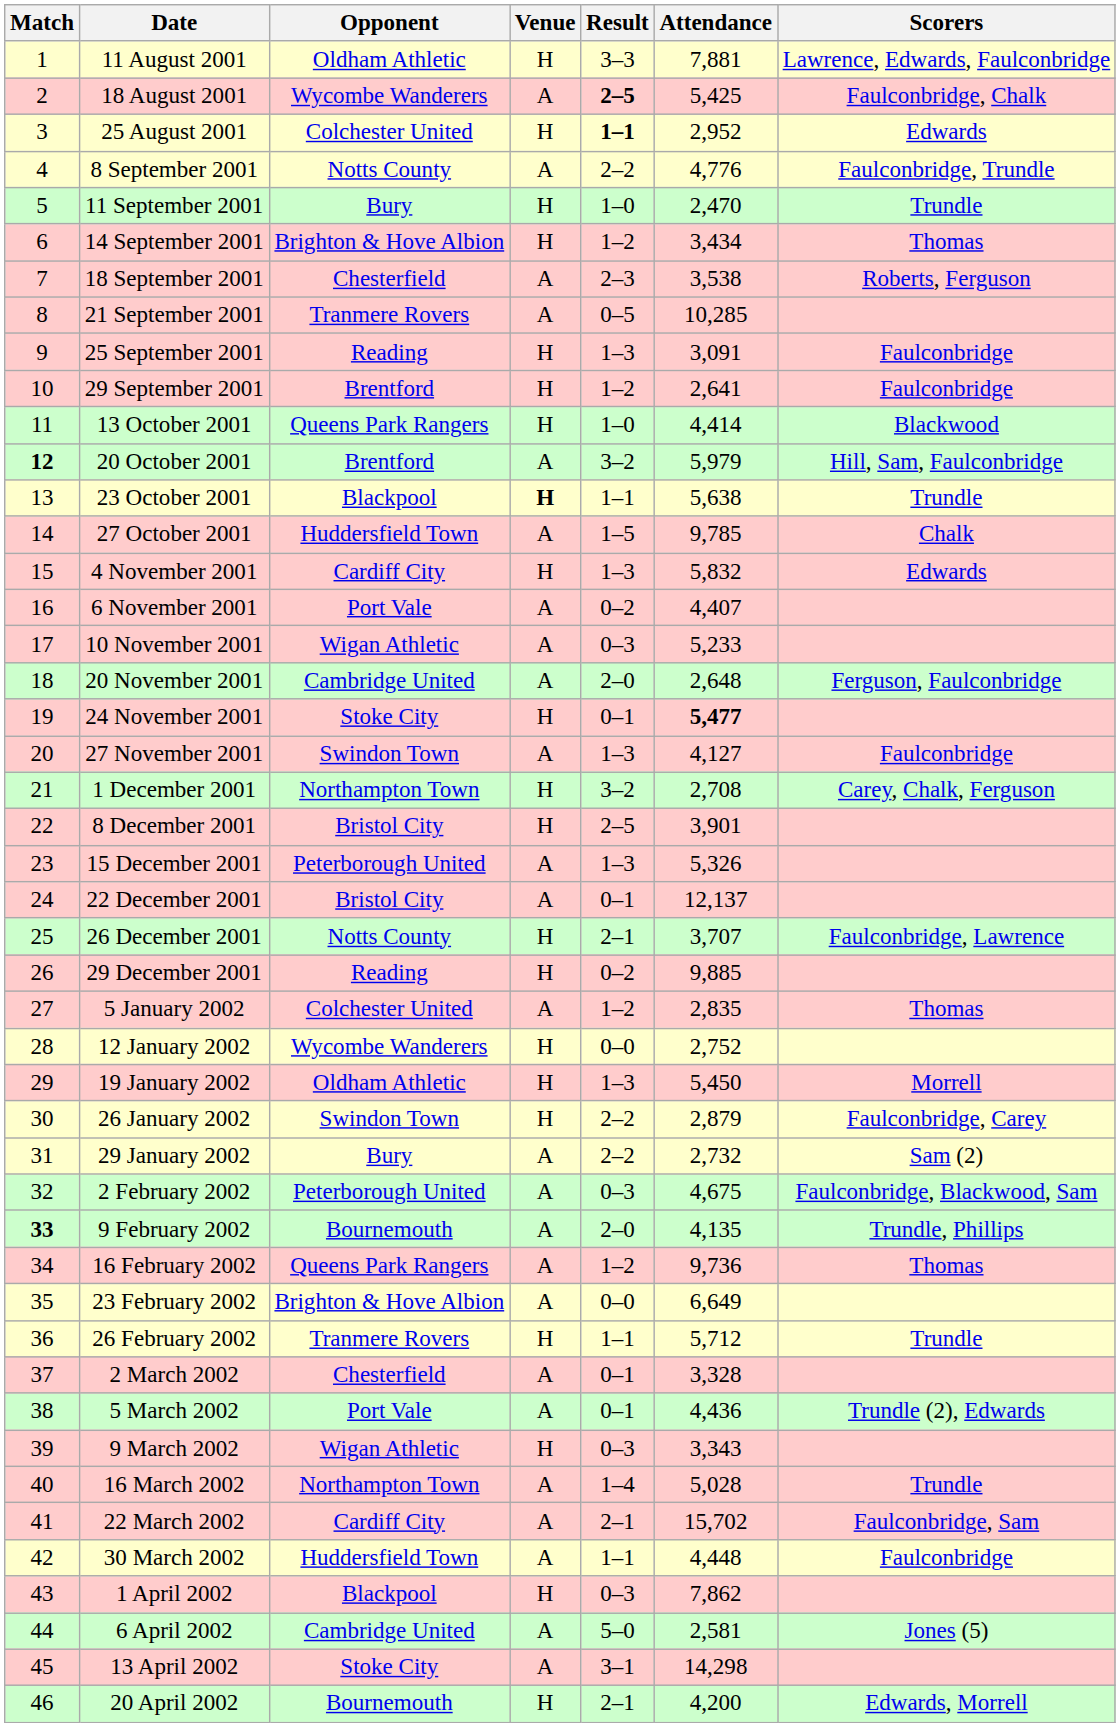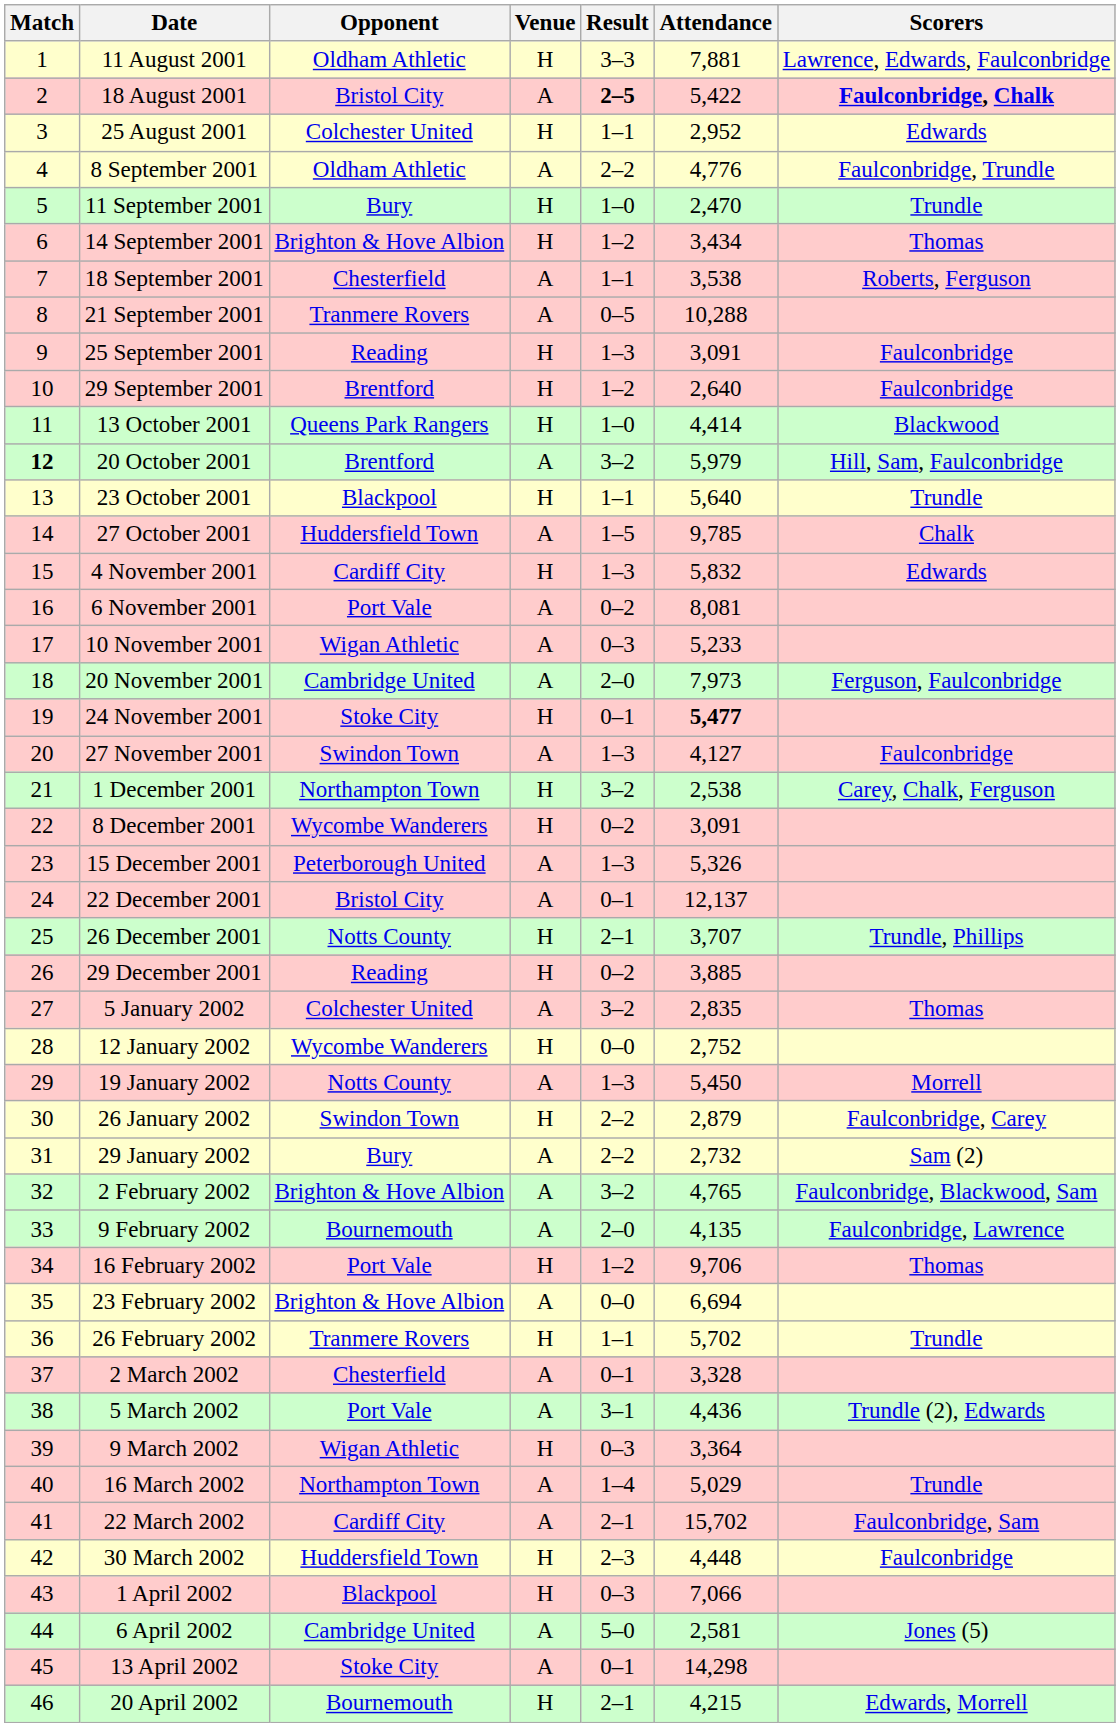(389, 95) Wycombe Wanderers -> (389, 95) Bristol City
(716, 95) 5,425 -> (716, 95) 5,422
(946, 95) normal -> (946, 95) bold
(617, 132) bold -> (617, 132) normal
(389, 168) Notts County -> (389, 168) Oldham Athletic
(617, 278) 2–3 -> (617, 278) 1–1
(716, 315) 10,285 -> (716, 315) 10,288
(716, 388) 2,641 -> (716, 388) 2,640
(545, 497) bold -> (545, 497) normal
(716, 497) 5,638 -> (716, 497) 5,640
(716, 607) 4,407 -> (716, 607) 8,081
(716, 680) 2,648 -> (716, 680) 7,973
(716, 790) 2,708 -> (716, 790) 2,538
(389, 826) Bristol City -> (389, 826) Wycombe Wanderers
(617, 826) 2–5 -> (617, 826) 0–2
(716, 826) 3,901 -> (716, 826) 3,091
(946, 936) Faulconbridge, Lawrence -> (946, 936) Trundle, Phillips
(716, 972) 9,885 -> (716, 972) 3,885
(617, 1009) 1–2 -> (617, 1009) 3–2
(389, 1082) Oldham Athletic -> (389, 1082) Notts County
(545, 1082) H -> (545, 1082) A
(389, 1192) Peterborough United -> (389, 1192) Brighton & Hove Albion
(617, 1192) 0–3 -> (617, 1192) 3–2
(716, 1192) 4,675 -> (716, 1192) 4,765
(42, 1228) bold -> (42, 1228) normal
(946, 1228) Trundle, Phillips -> (946, 1228) Faulconbridge, Lawrence
(389, 1265) Queens Park Rangers -> (389, 1265) Port Vale
(545, 1265) A -> (545, 1265) H
(716, 1265) 9,736 -> (716, 1265) 9,706
(716, 1301) 6,649 -> (716, 1301) 6,694
(716, 1338) 5,712 -> (716, 1338) 5,702
(617, 1411) 0–1 -> (617, 1411) 3–1
(716, 1447) 3,343 -> (716, 1447) 3,364
(716, 1484) 5,028 -> (716, 1484) 5,029
(545, 1557) A -> (545, 1557) H
(617, 1557) 1–1 -> (617, 1557) 2–3
(716, 1593) 7,862 -> (716, 1593) 7,066
(617, 1667) 3–1 -> (617, 1667) 0–1
(716, 1703) 4,200 -> (716, 1703) 4,215
